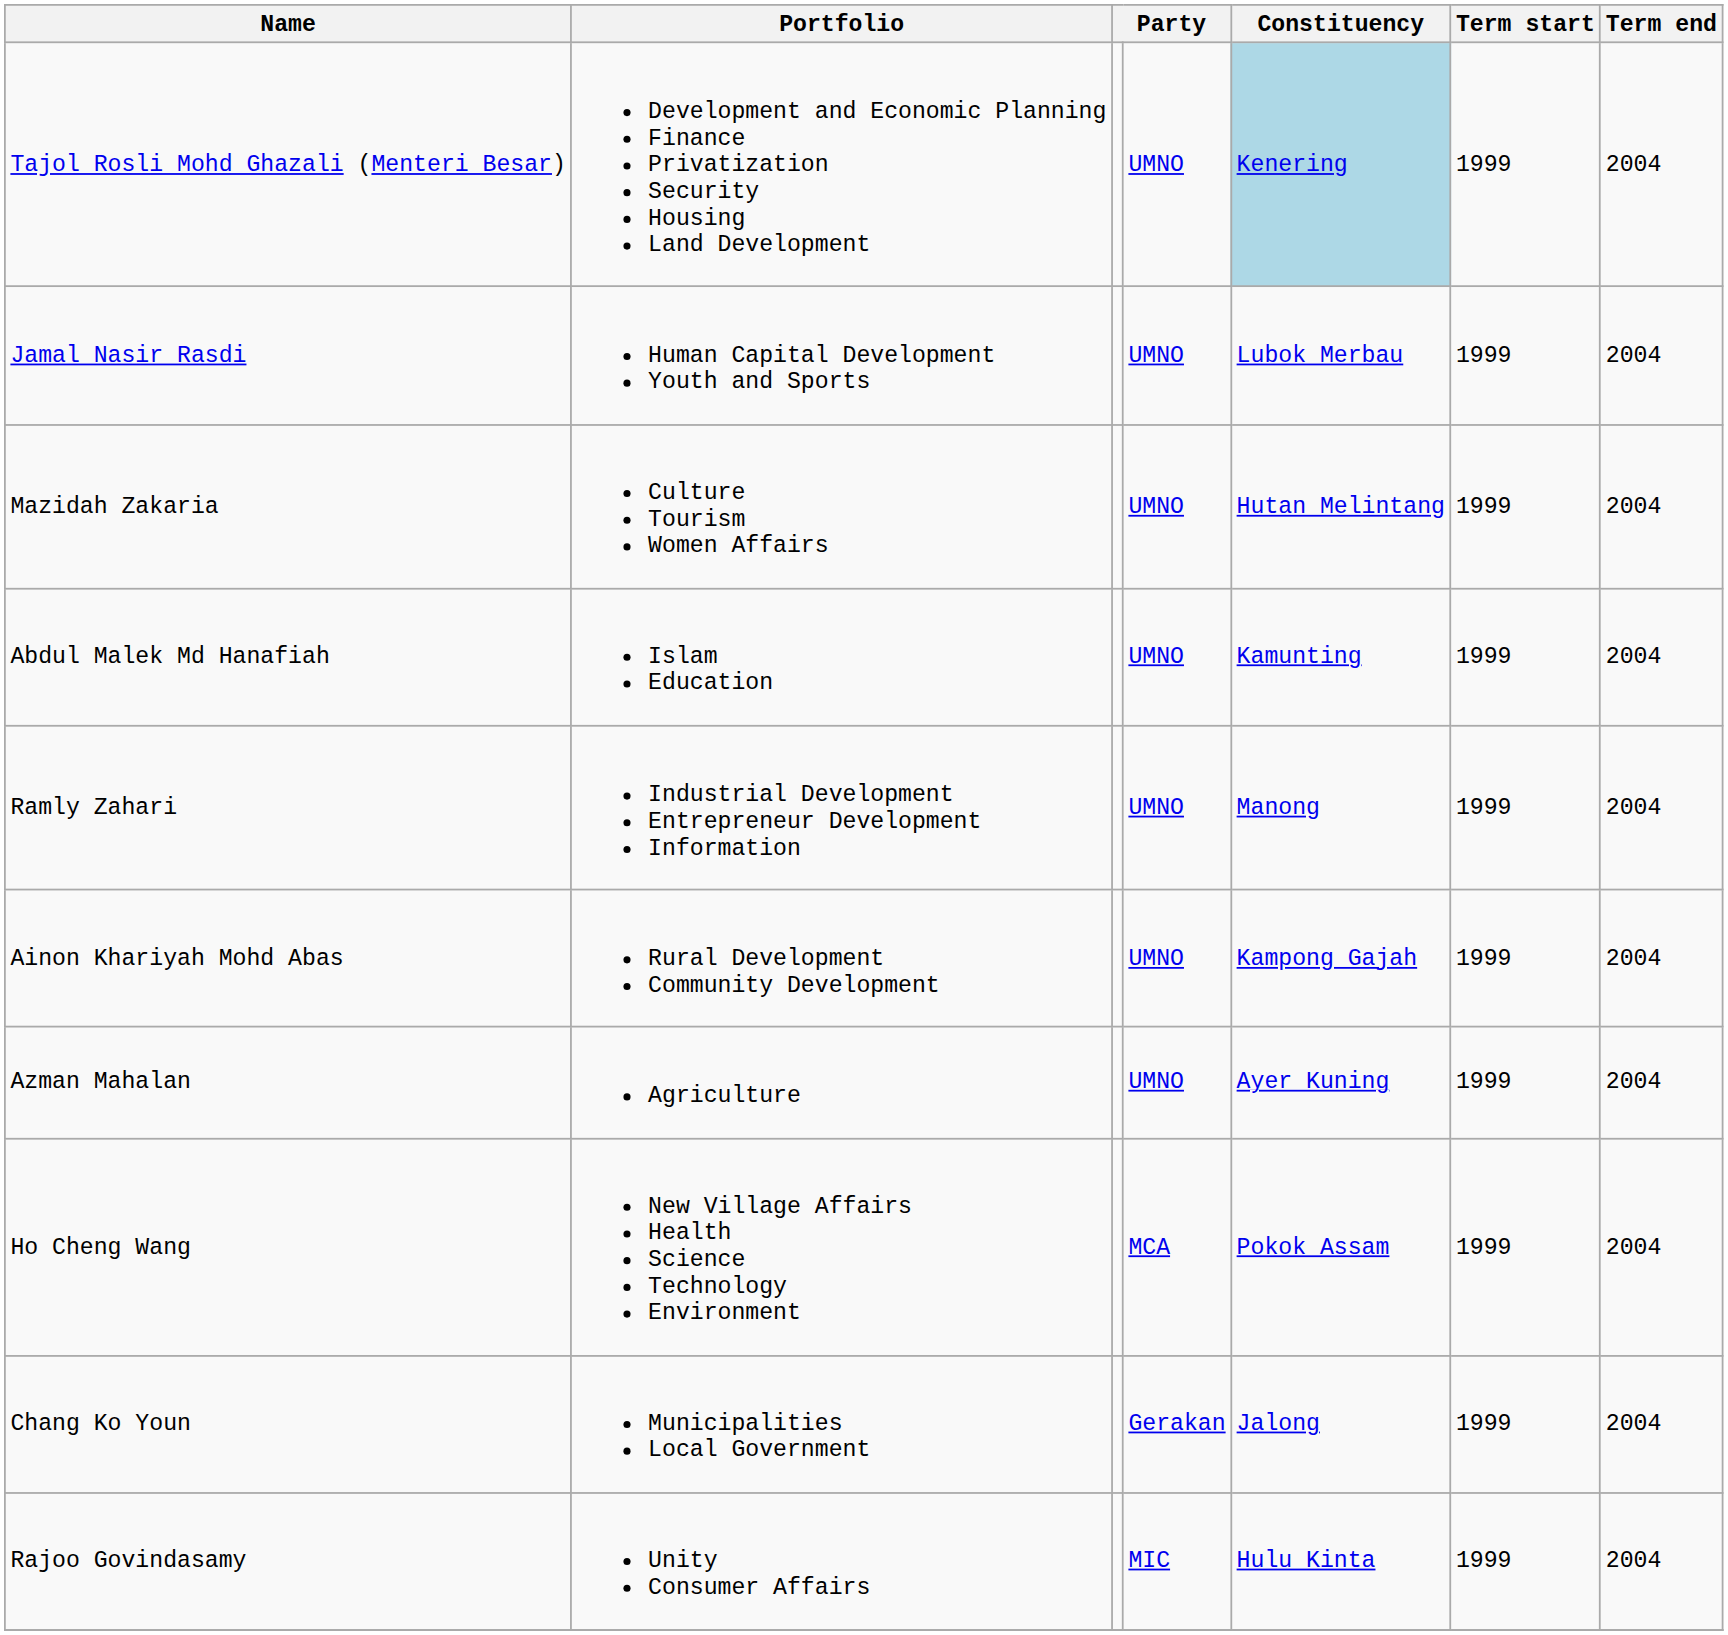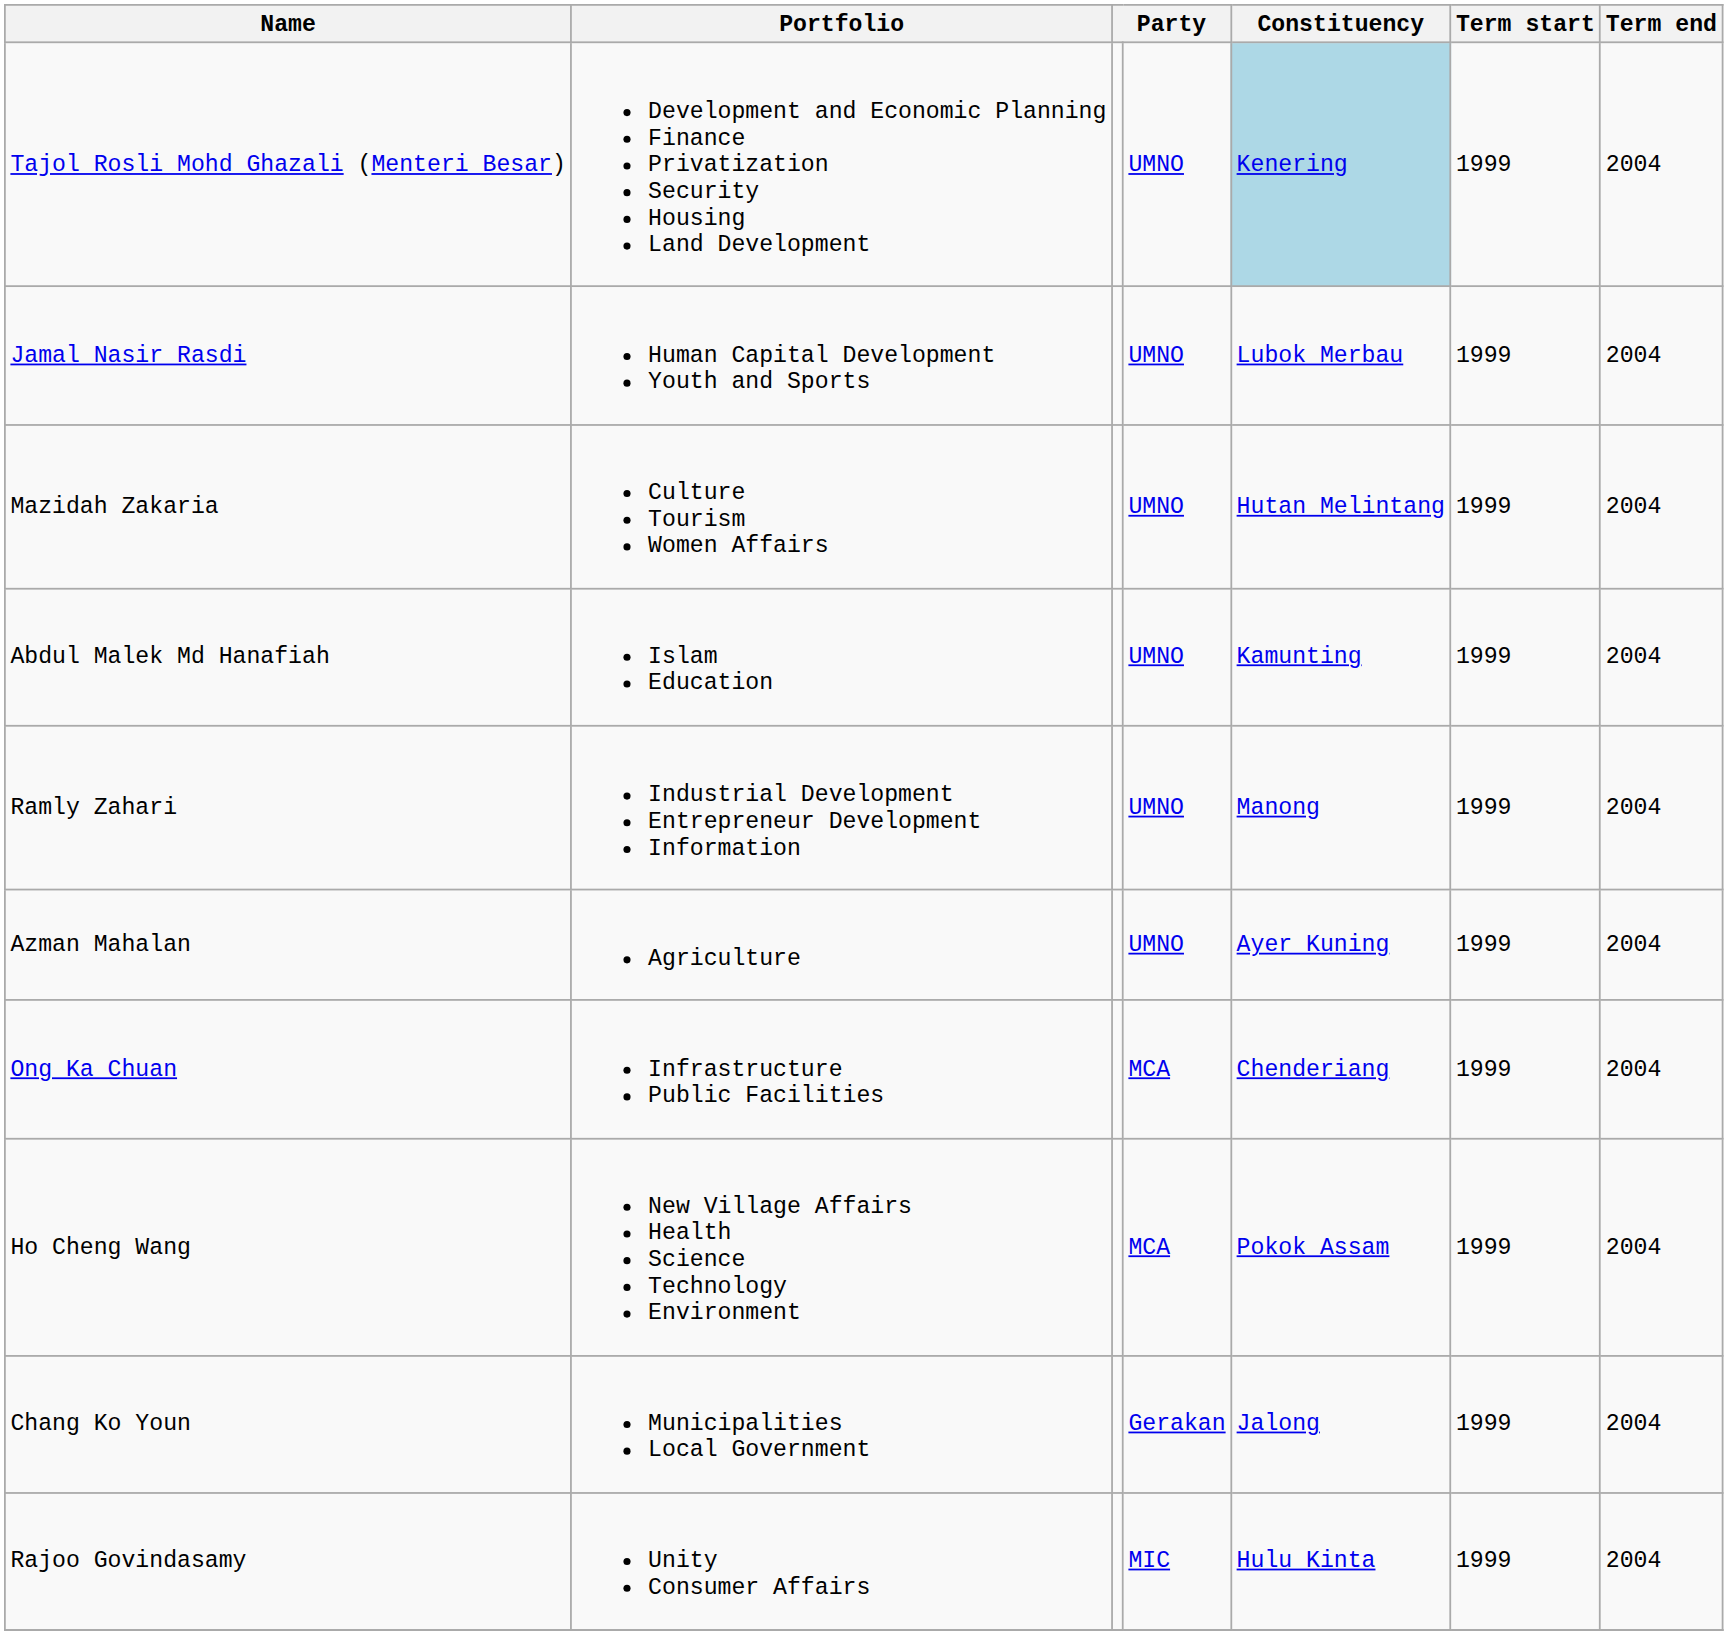- row: (177, 958)
+ row: (94, 1069)
